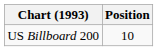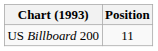(127, 35) 10 -> (127, 35) 11
